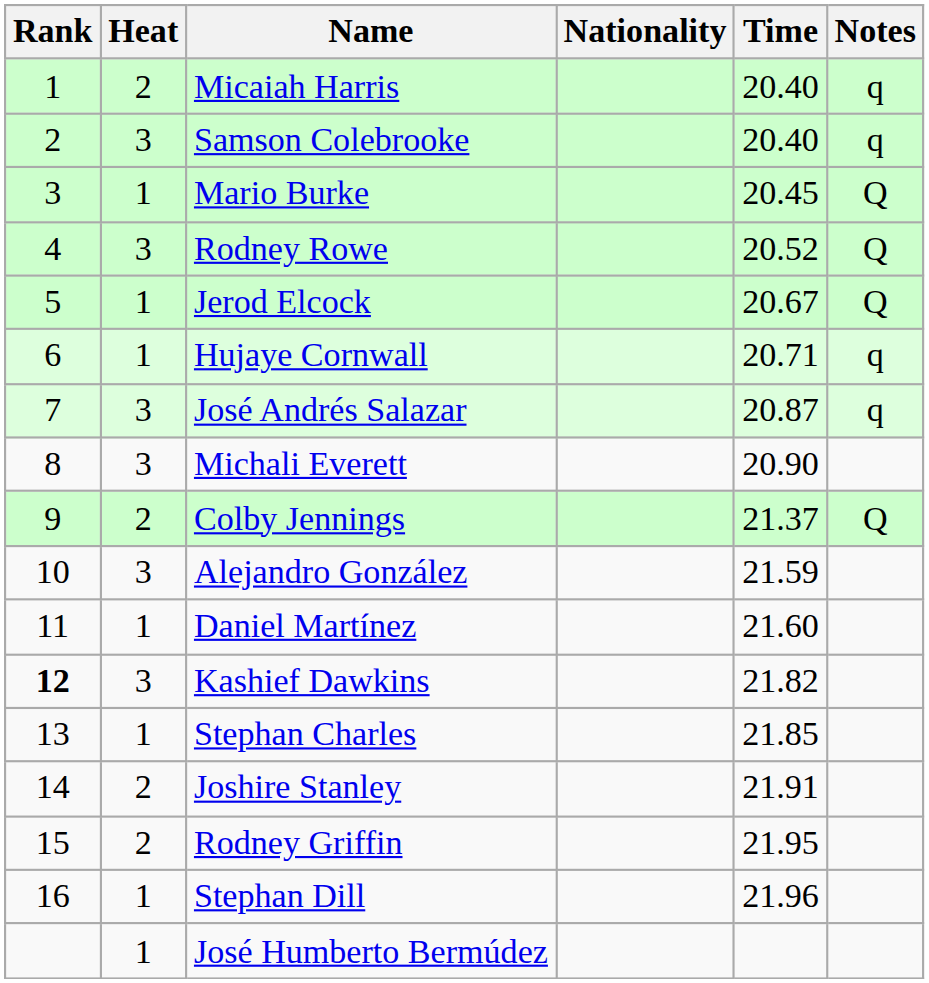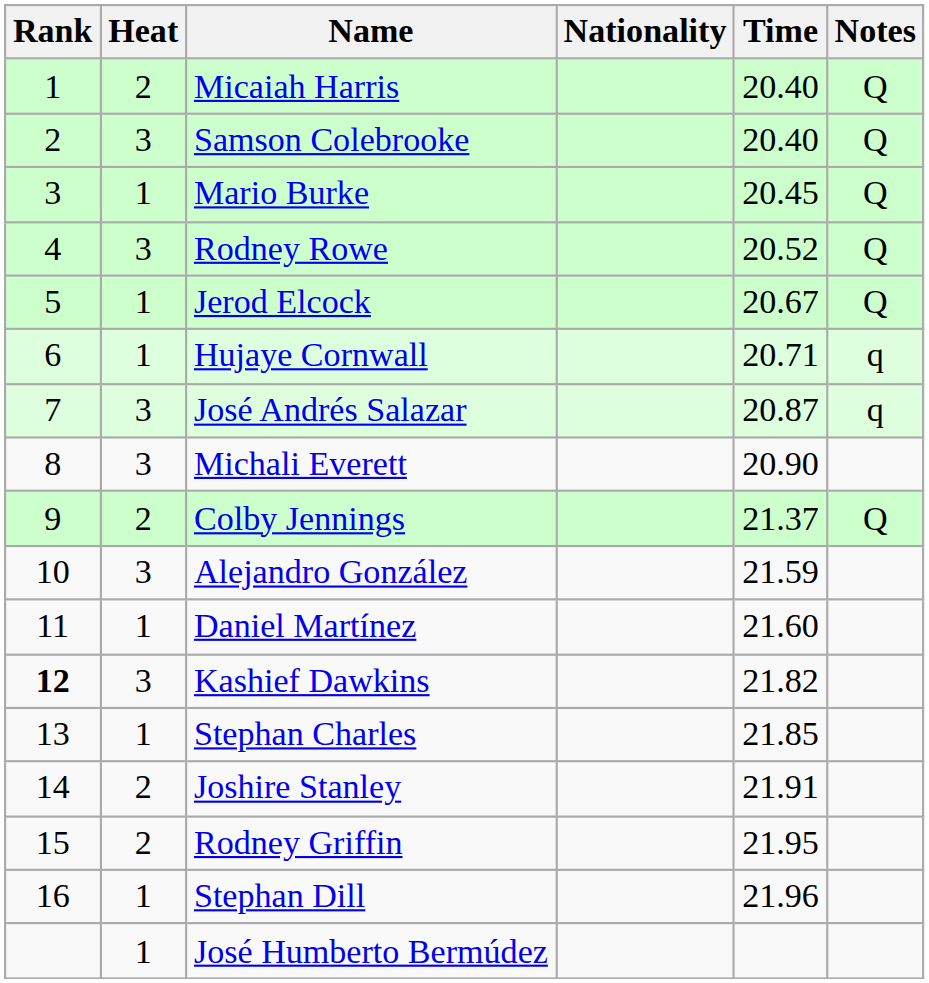(875, 85) q -> (875, 85) Q
(875, 139) q -> (875, 139) Q
